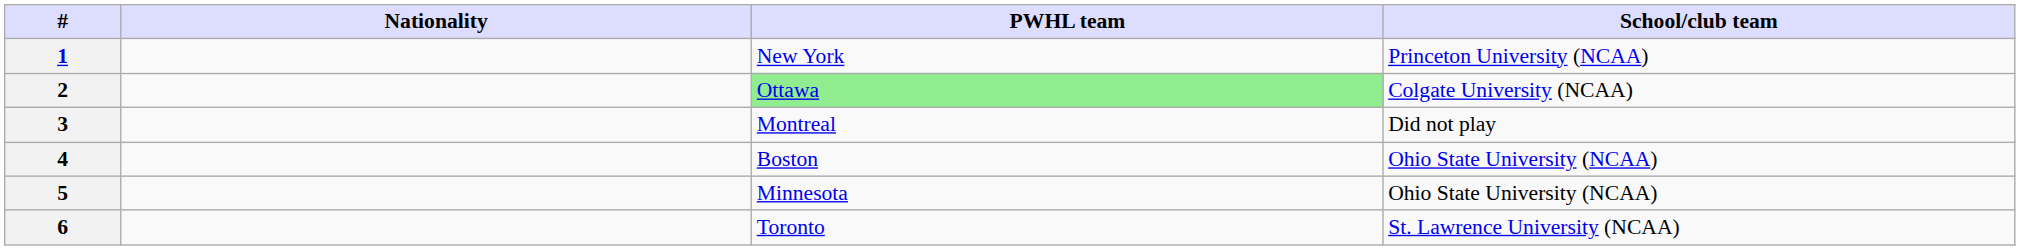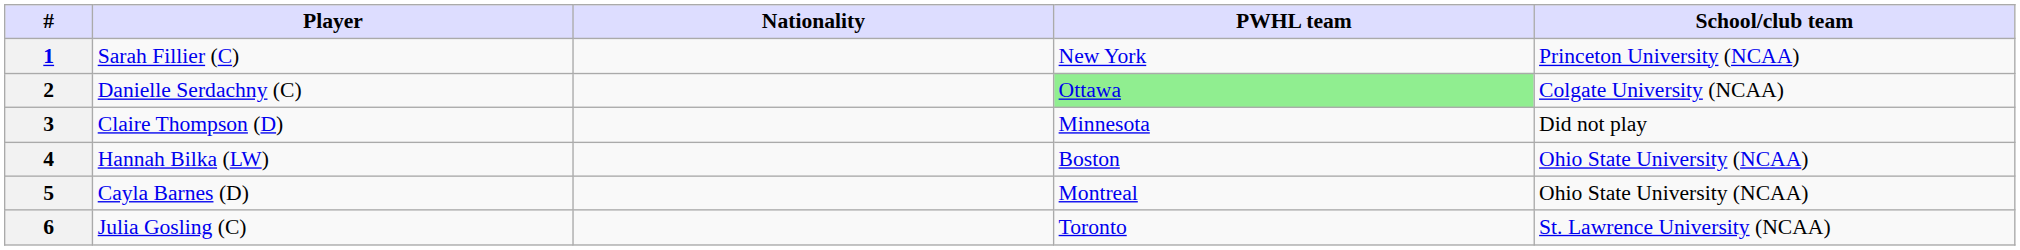+ column: (333, 21)
(796, 124) Montreal -> (1104, 124) Minnesota
(802, 192) Minnesota -> (1098, 192) Montreal
